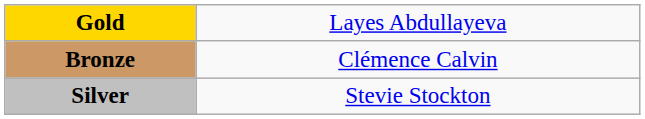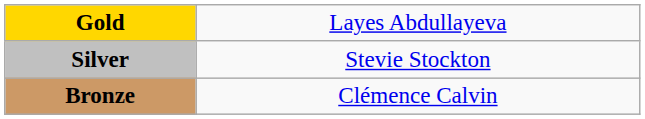rows swapped: (100, 95) <-> (100, 59)
